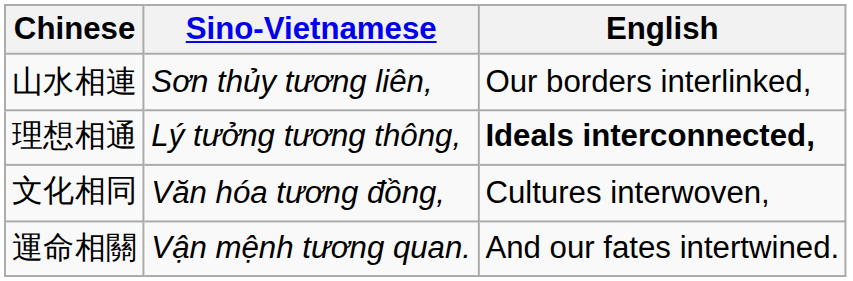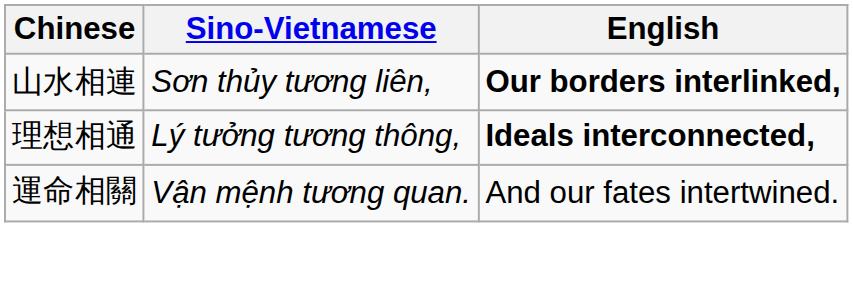(648, 81) normal -> (663, 81) bold
- row: (75, 191)
